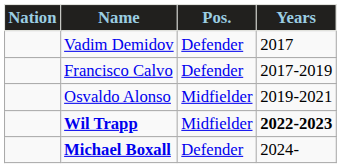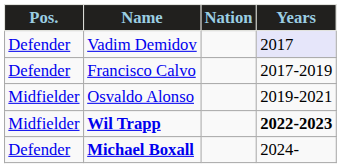columns swapped: (217, 17) <-> (32, 17)
(277, 44) no background -> (277, 44) lavender background
